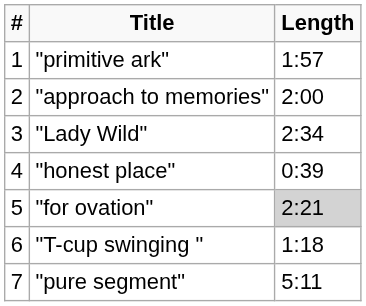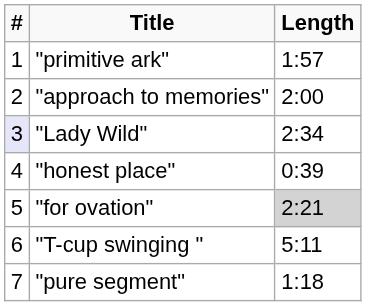(17, 133) no background -> (17, 133) lavender background
(303, 244) 1:18 -> (302, 244) 5:11
(302, 281) 5:11 -> (303, 281) 1:18
